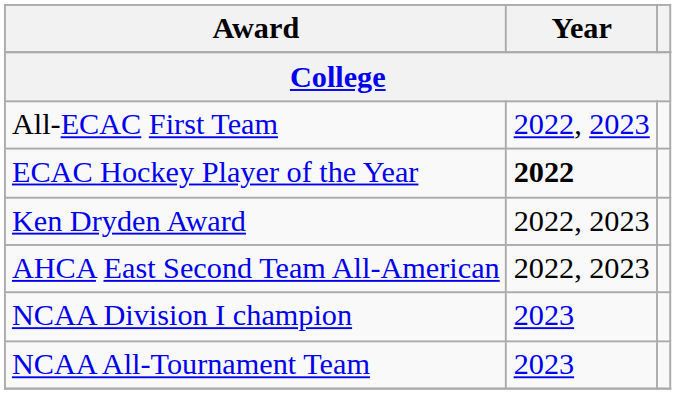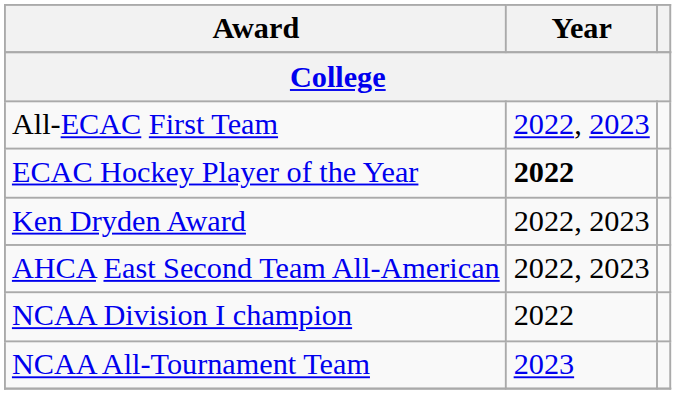(544, 316) 2023 -> (544, 316) 2022
